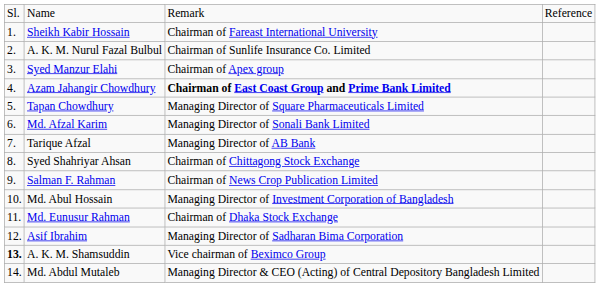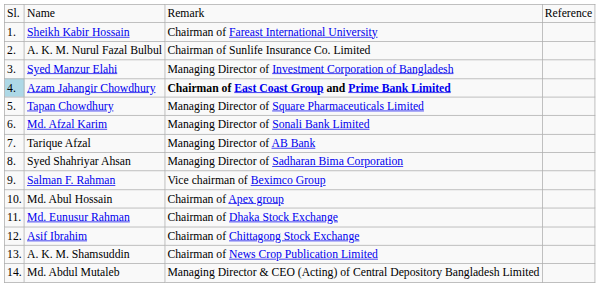(226, 69) Chairman of Apex group -> (310, 69) Managing Director of Investment Corporation of Bangladesh
(11, 87) no background -> (11, 87) lightblue background
(263, 161) Chairman of Chittagong Stock Exchange -> (285, 161) Managing Director of Sadharan Bima Corporation
(273, 180) Chairman of News Crop Publication Limited -> (246, 180) Vice chairman of Beximco Group
(310, 198) Managing Director of Investment Corporation of Bangladesh -> (226, 198) Chairman of Apex group
(285, 236) Managing Director of Sadharan Bima Corporation -> (263, 236) Chairman of Chittagong Stock Exchange
(14, 254) bold -> (14, 254) normal
(246, 254) Vice chairman of Beximco Group -> (273, 254) Chairman of News Crop Publication Limited
